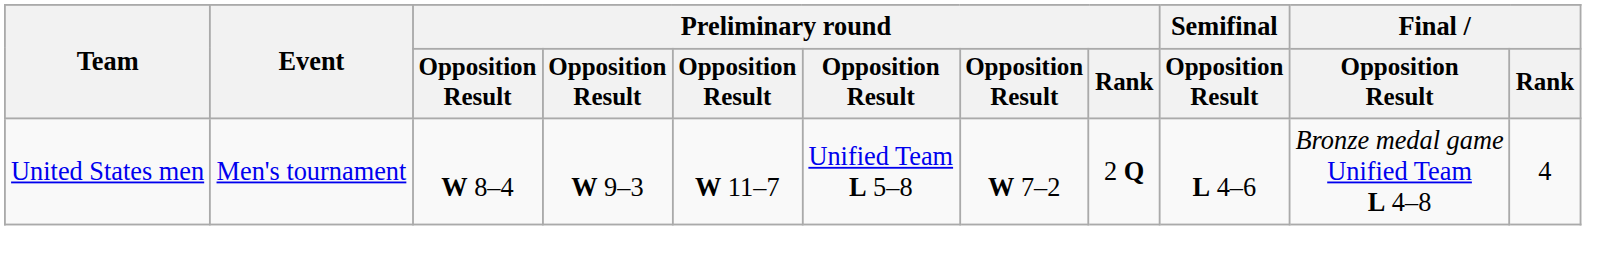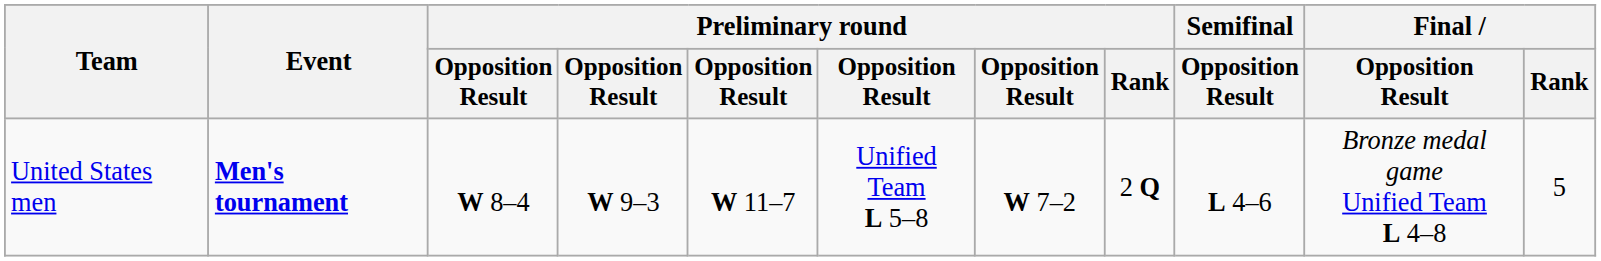(311, 171) normal -> (281, 187) bold
(1545, 171) 4 -> (1559, 187) 5
